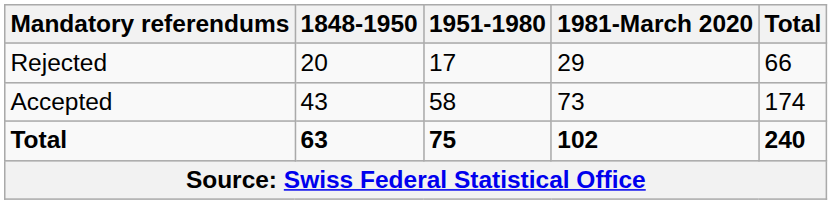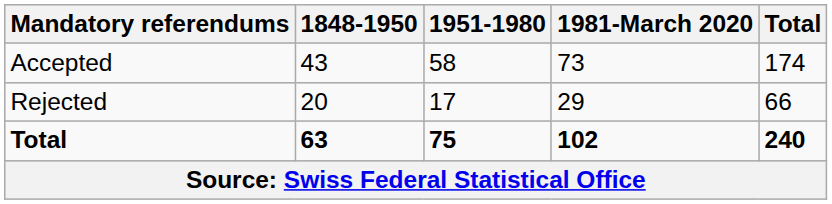rows swapped: (61, 101) <-> (59, 62)
